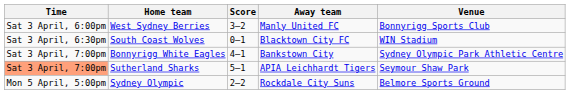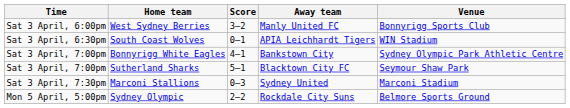(305, 40) Blacktown City FC -> (318, 40) APIA Leichhardt Tigers
(56, 68) lightsalmon background -> (56, 68) no background
(318, 68) APIA Leichhardt Tigers -> (305, 68) Blacktown City FC
+ row: (155, 82)
